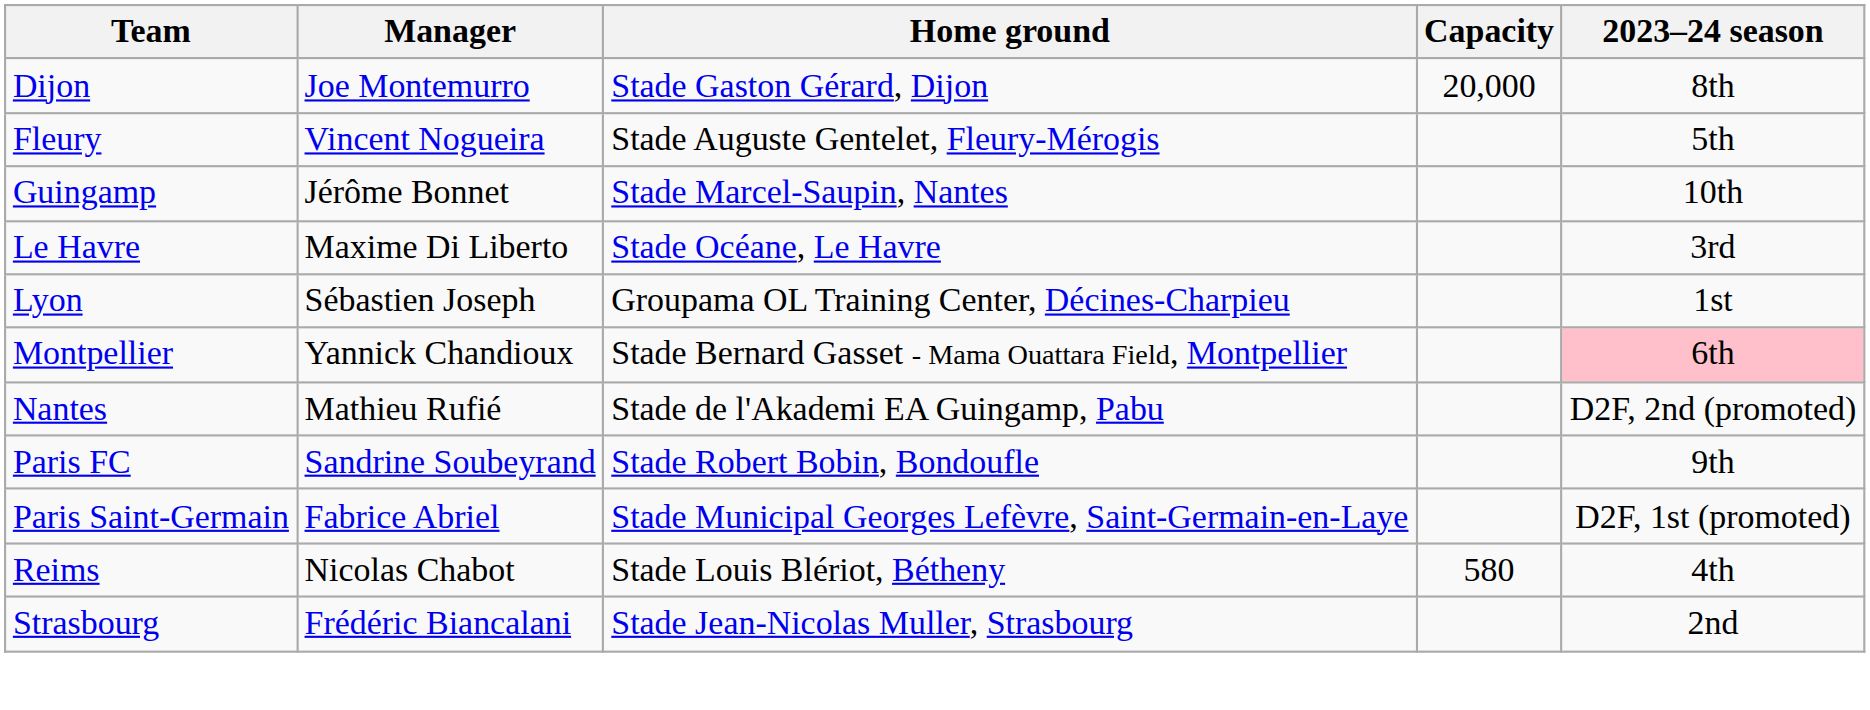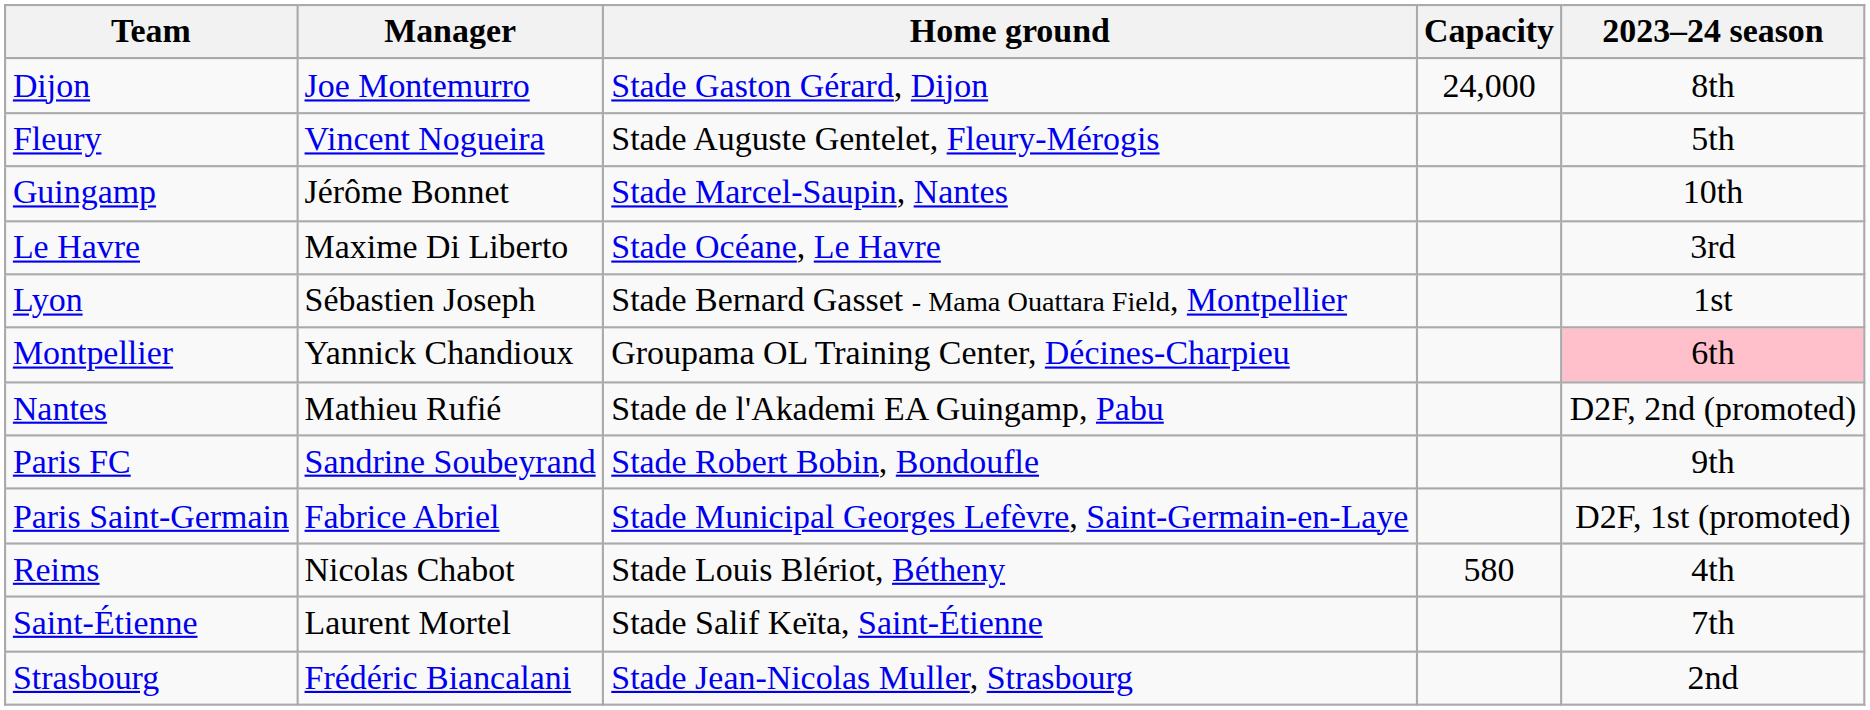(1489, 85) 20,000 -> (1489, 85) 24,000
(951, 300) Groupama OL Training Center, Décines-Charpieu -> (979, 300) Stade Bernard Gasset - Mama Ouattara Field, Montpellier
(979, 354) Stade Bernard Gasset - Mama Ouattara Field, Montpellier -> (951, 354) Groupama OL Training Center, Décines-Charpieu
+ row: (105, 623)
